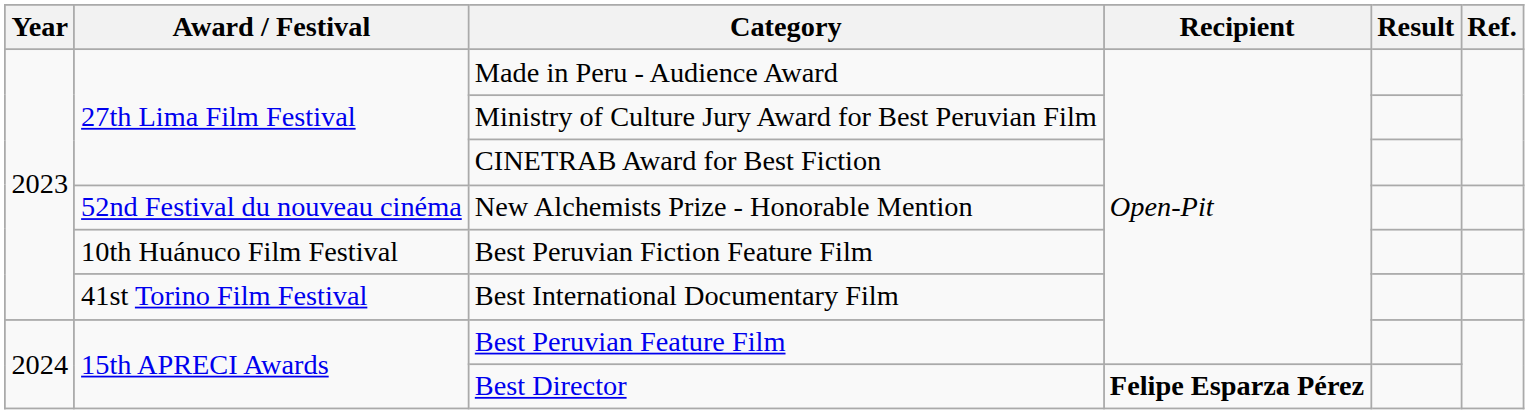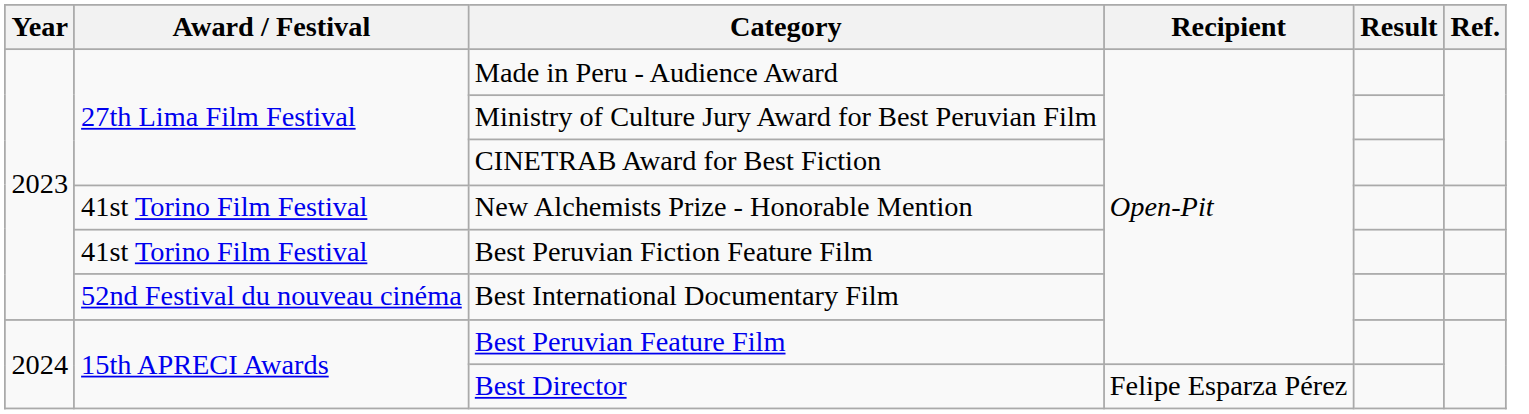(271, 206) 52nd Festival du nouveau cinéma -> (224, 206) 41st Torino Film Festival
(240, 251) 10th Huánuco Film Festival -> (224, 251) 41st Torino Film Festival
(224, 296) 41st Torino Film Festival -> (271, 296) 52nd Festival du nouveau cinéma
(1237, 386) bold -> (1229, 386) normal
